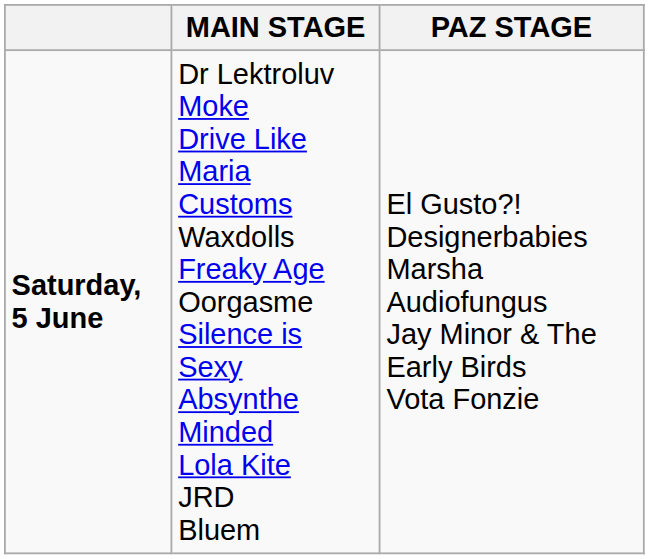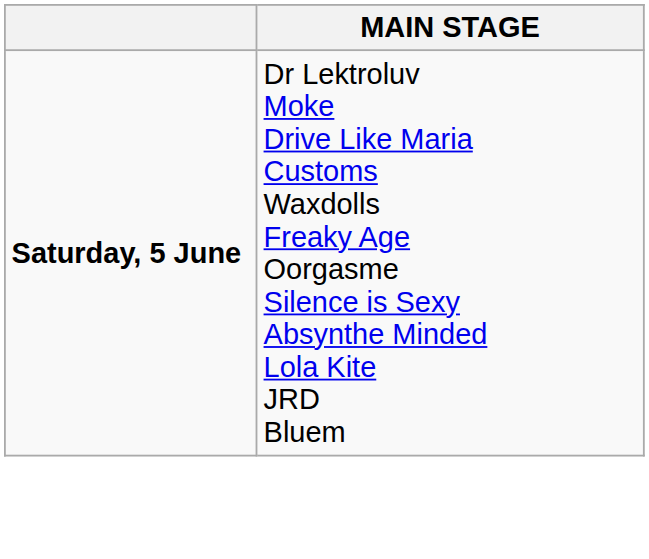- column: (511, 27)
